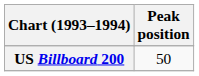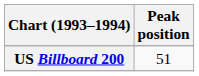(164, 58) 50 -> (164, 58) 51
